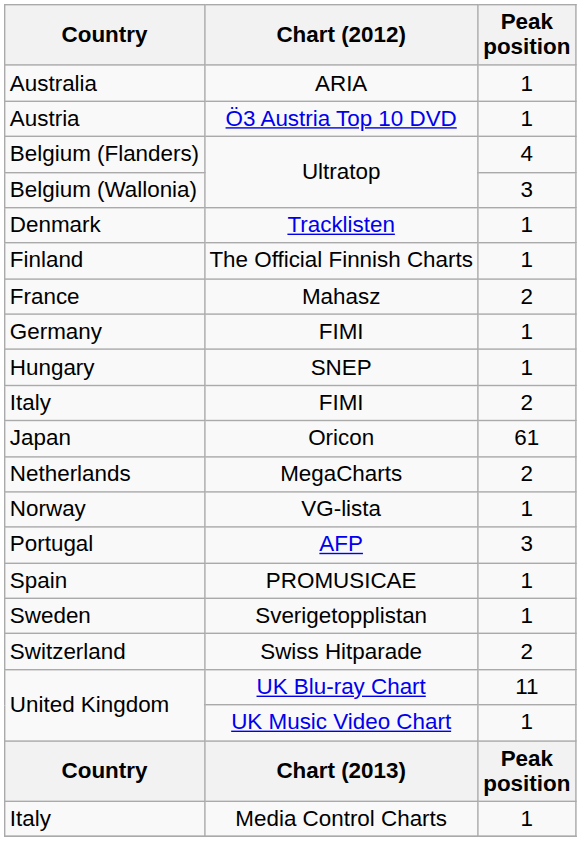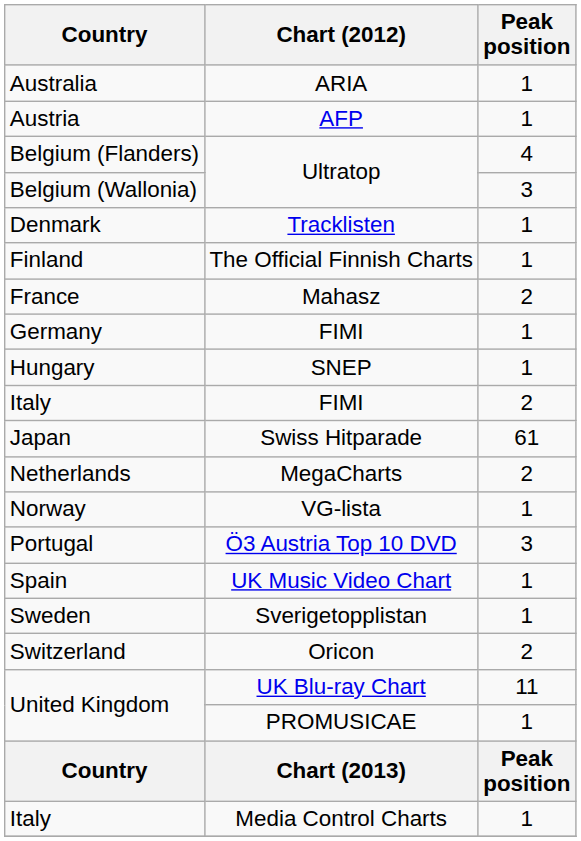(341, 118) Ö3 Austria Top 10 DVD -> (341, 118) AFP
(341, 438) Oricon -> (341, 438) Swiss Hitparade
(341, 544) AFP -> (341, 544) Ö3 Austria Top 10 DVD
(341, 580) PROMUSICAE -> (341, 580) UK Music Video Chart
(341, 651) Swiss Hitparade -> (341, 651) Oricon
(341, 722) UK Music Video Chart -> (341, 722) PROMUSICAE
